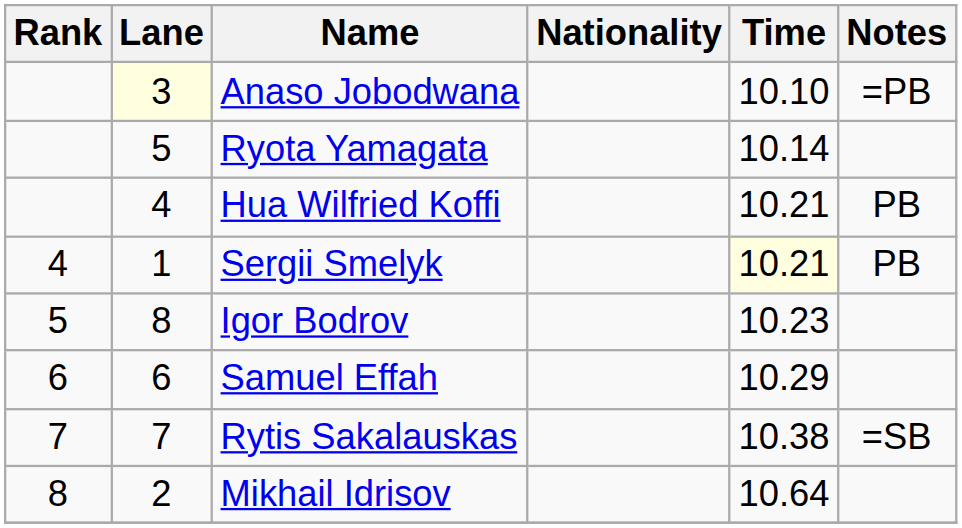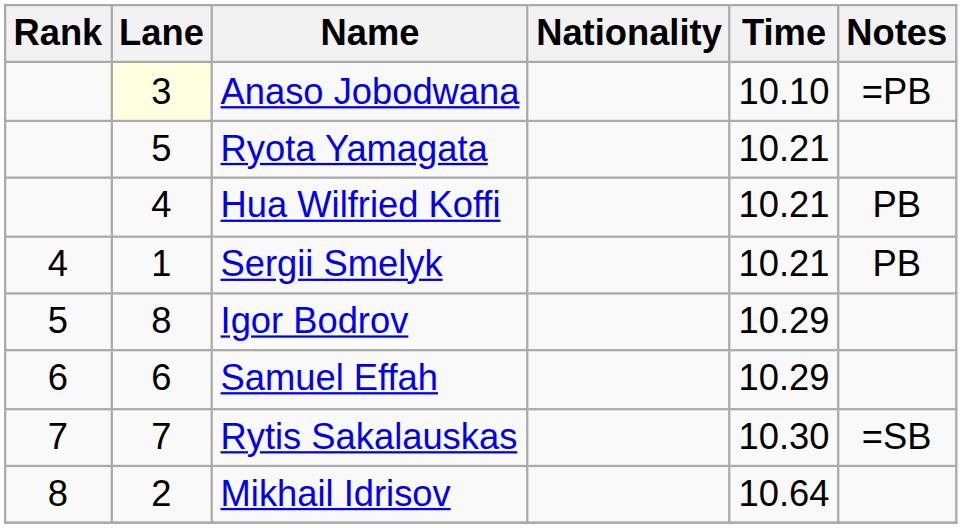(784, 148) 10.14 -> (784, 148) 10.21
(784, 263) lightyellow background -> (784, 263) no background
(784, 321) 10.23 -> (784, 321) 10.29
(784, 436) 10.38 -> (784, 436) 10.30
